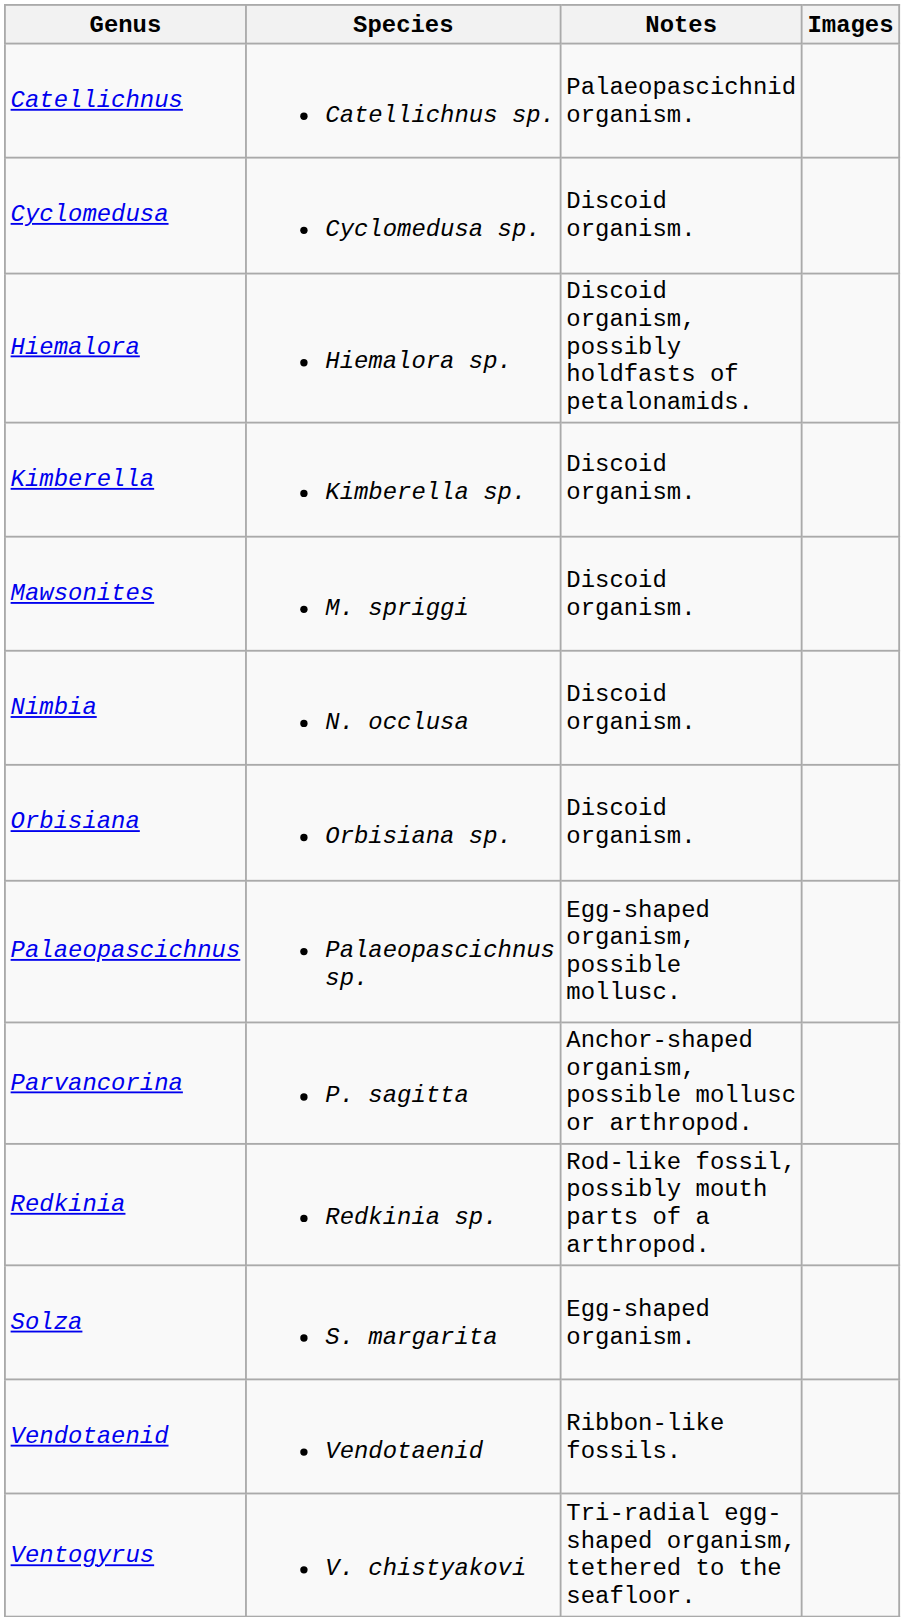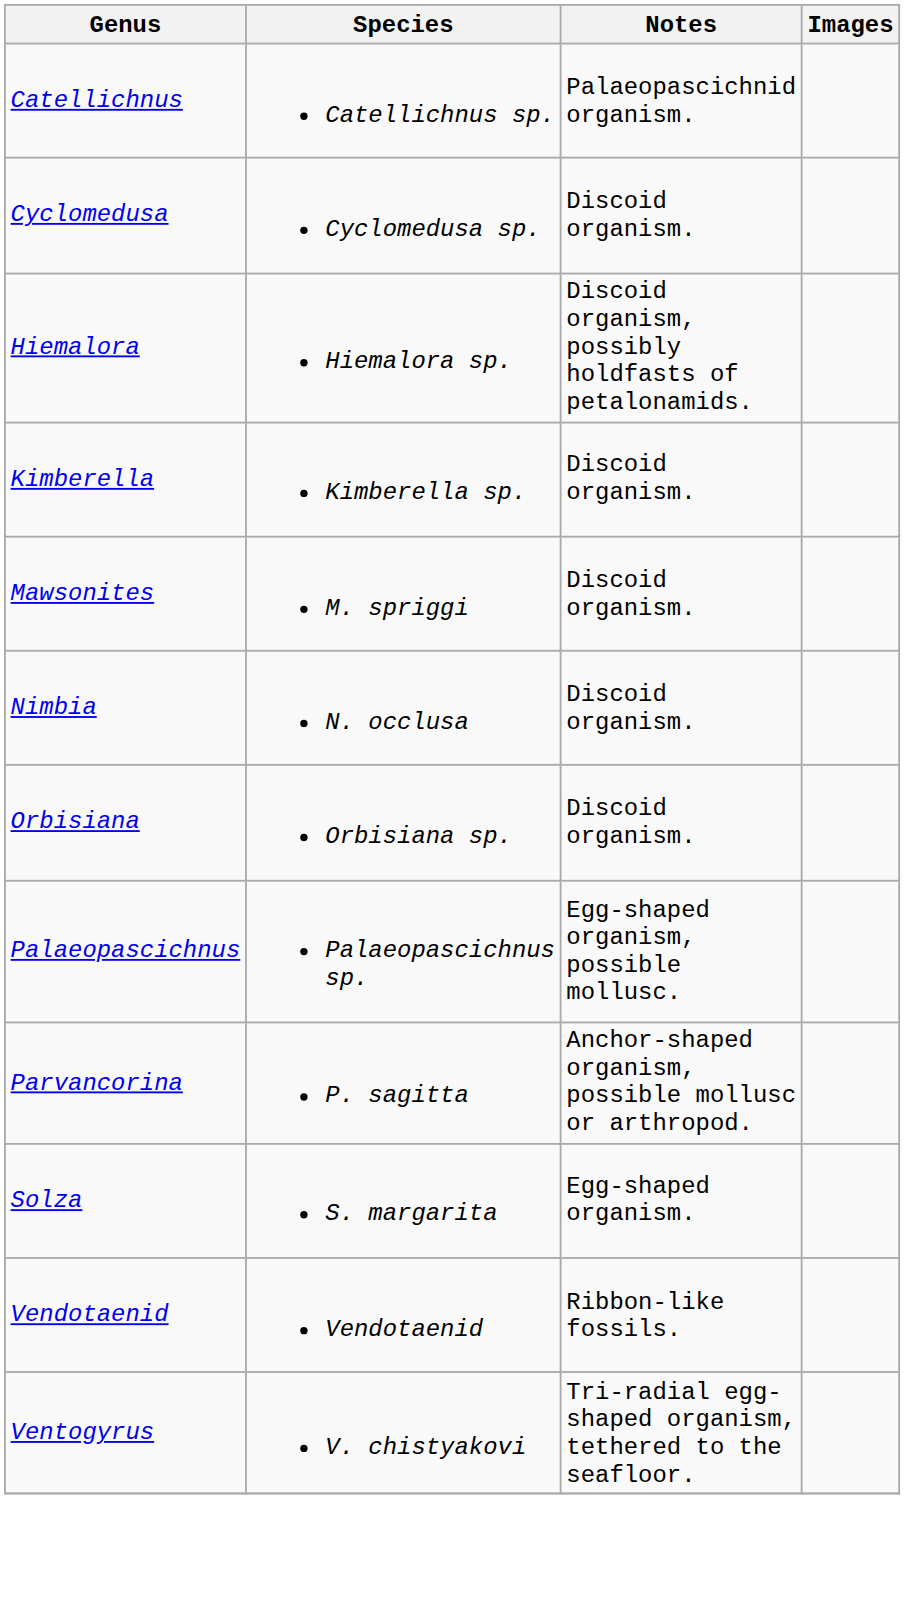- row: (68, 1205)
